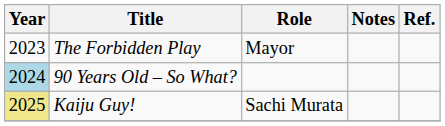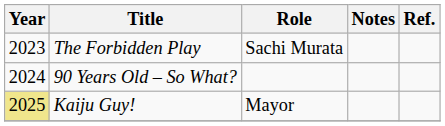(270, 47) Mayor -> (294, 47) Sachi Murata
(27, 76) lightblue background -> (27, 76) no background
(294, 105) Sachi Murata -> (270, 105) Mayor
